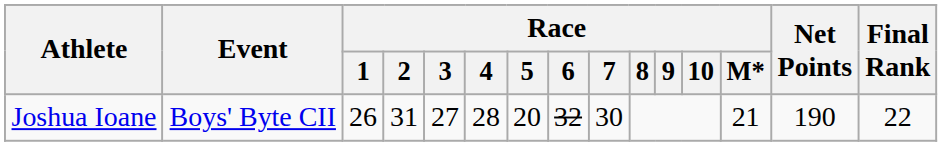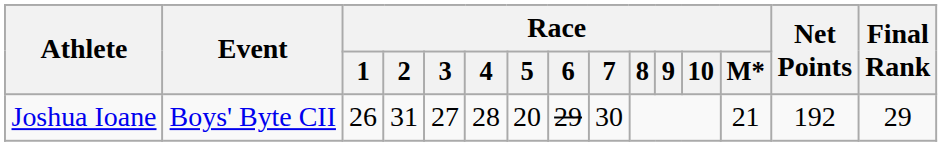(568, 117) 32 -> (568, 117) 29
(815, 117) 190 -> (815, 117) 192
(898, 117) 22 -> (898, 117) 29
